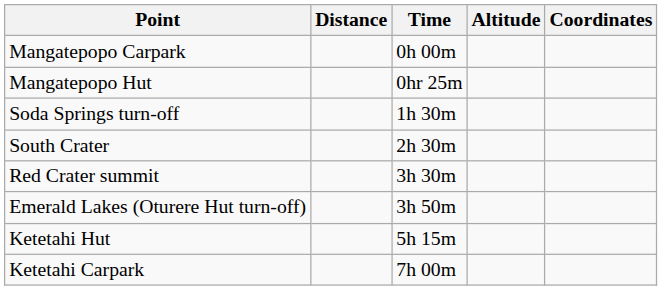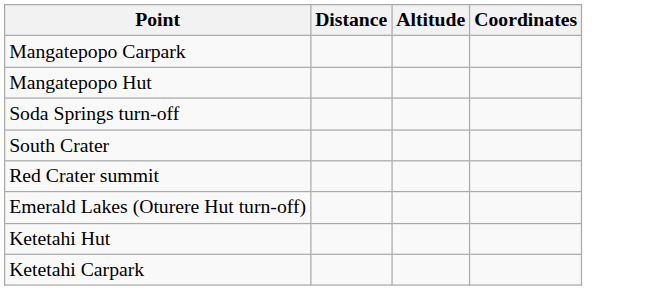- column: (429, 20)
